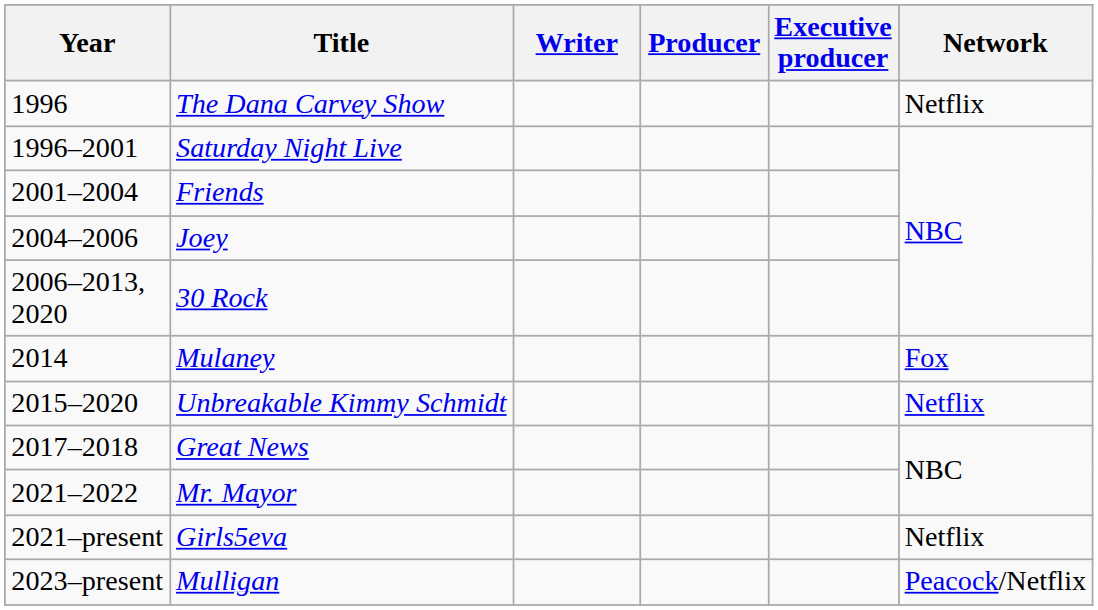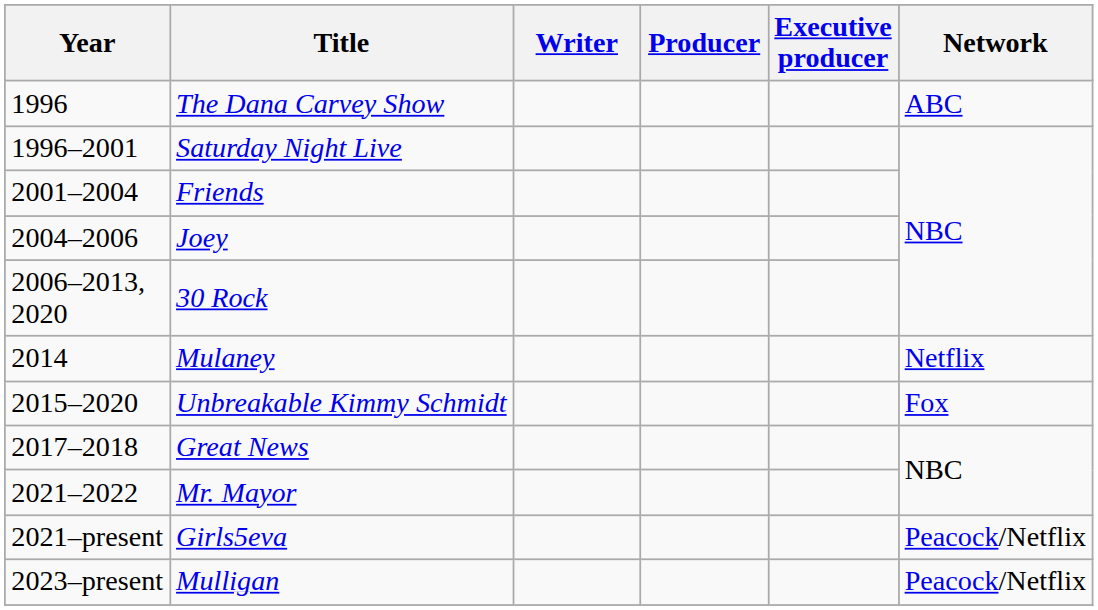(945, 103) Netflix -> (934, 103) ABC
(927, 358) Fox -> (945, 358) Netflix
(945, 402) Netflix -> (927, 402) Fox
(945, 536) Netflix -> (995, 536) Peacock/Netflix
